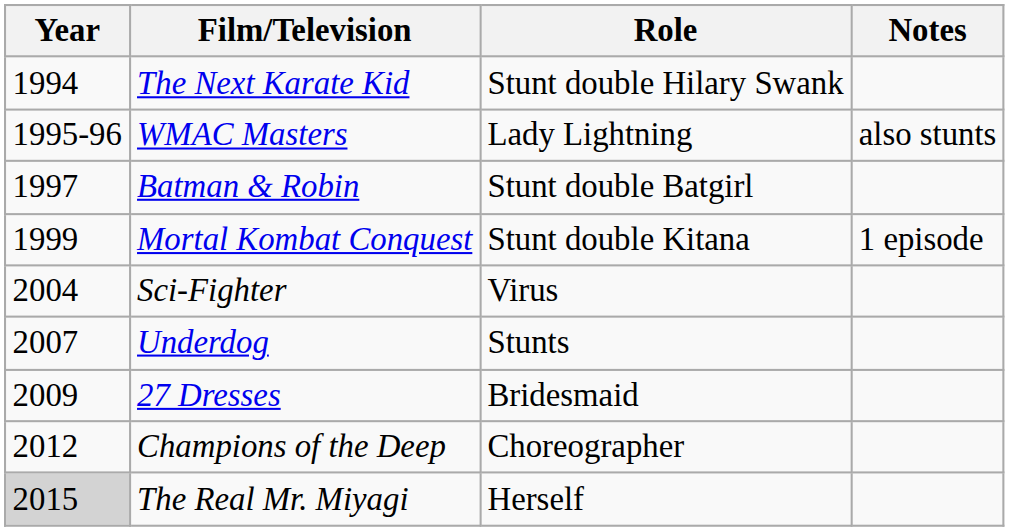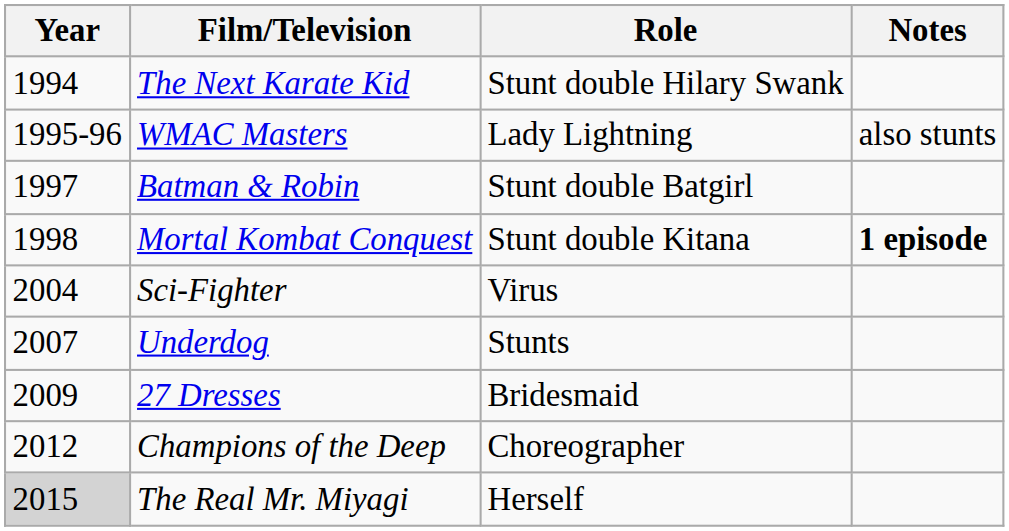(45, 238) 1999 -> (45, 238) 1998
(921, 238) normal -> (923, 238) bold
